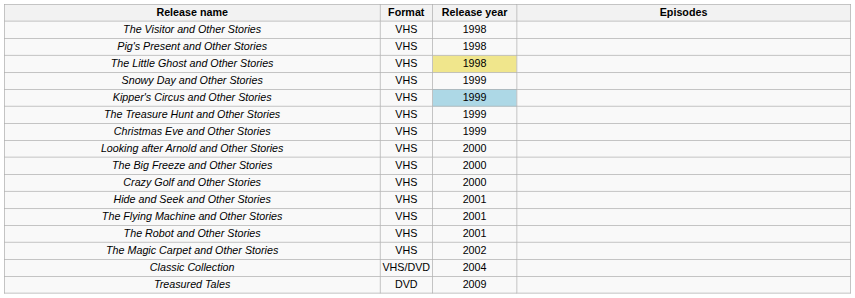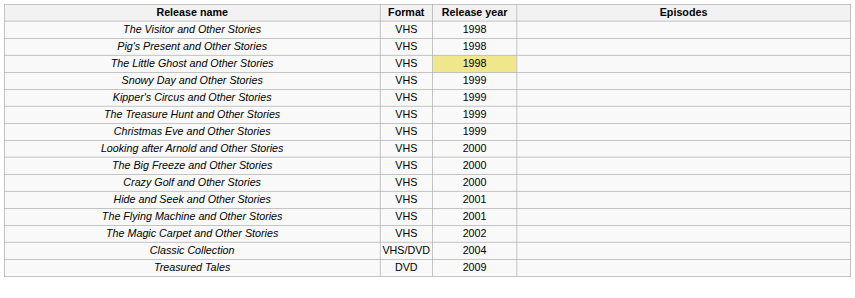(475, 98) lightblue background -> (475, 98) no background
- row: (192, 234)
